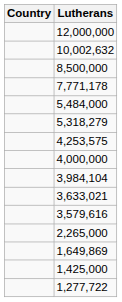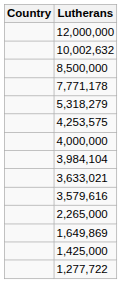- row: (82, 104)
